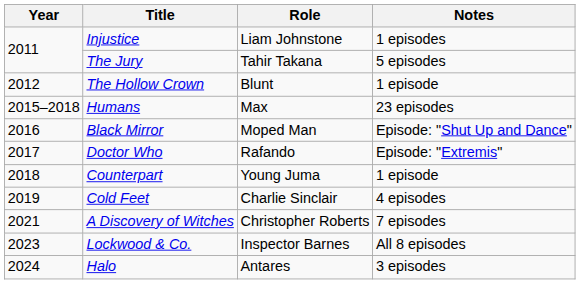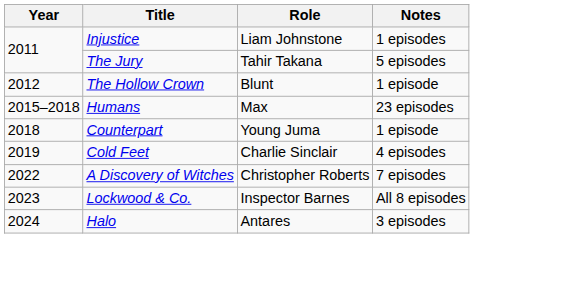- row: (125, 130)
- row: (125, 152)
(24, 221) 2021 -> (24, 175) 2022
